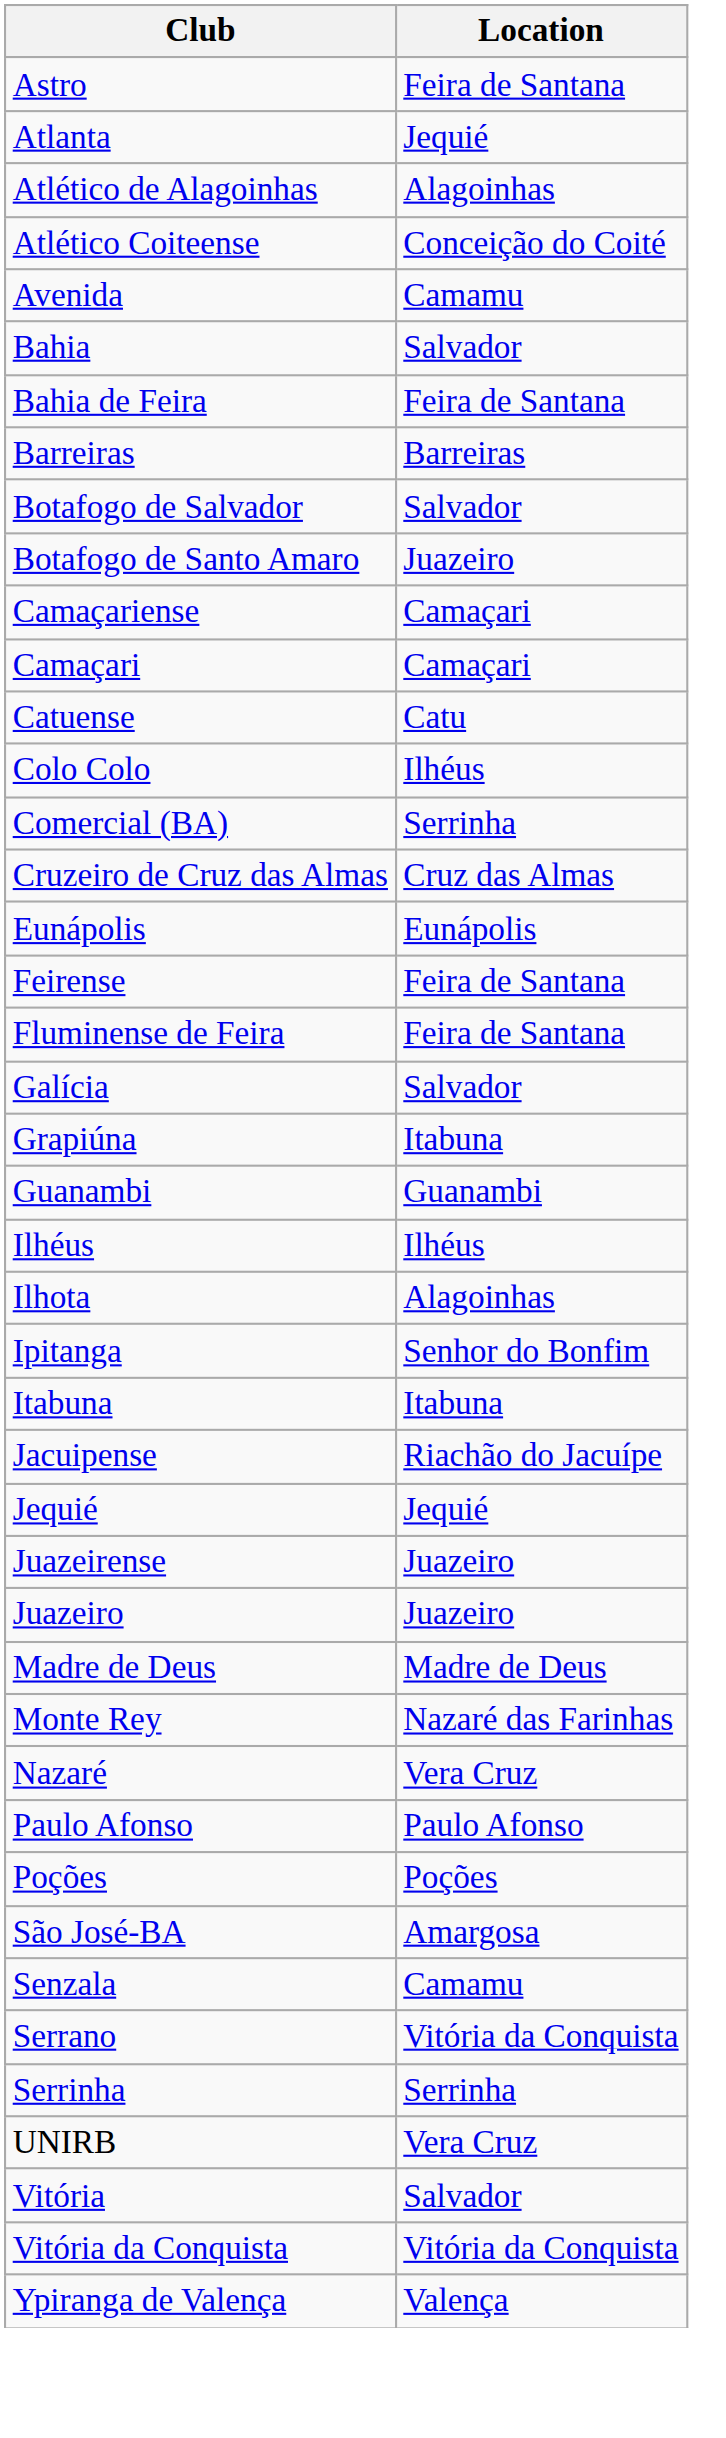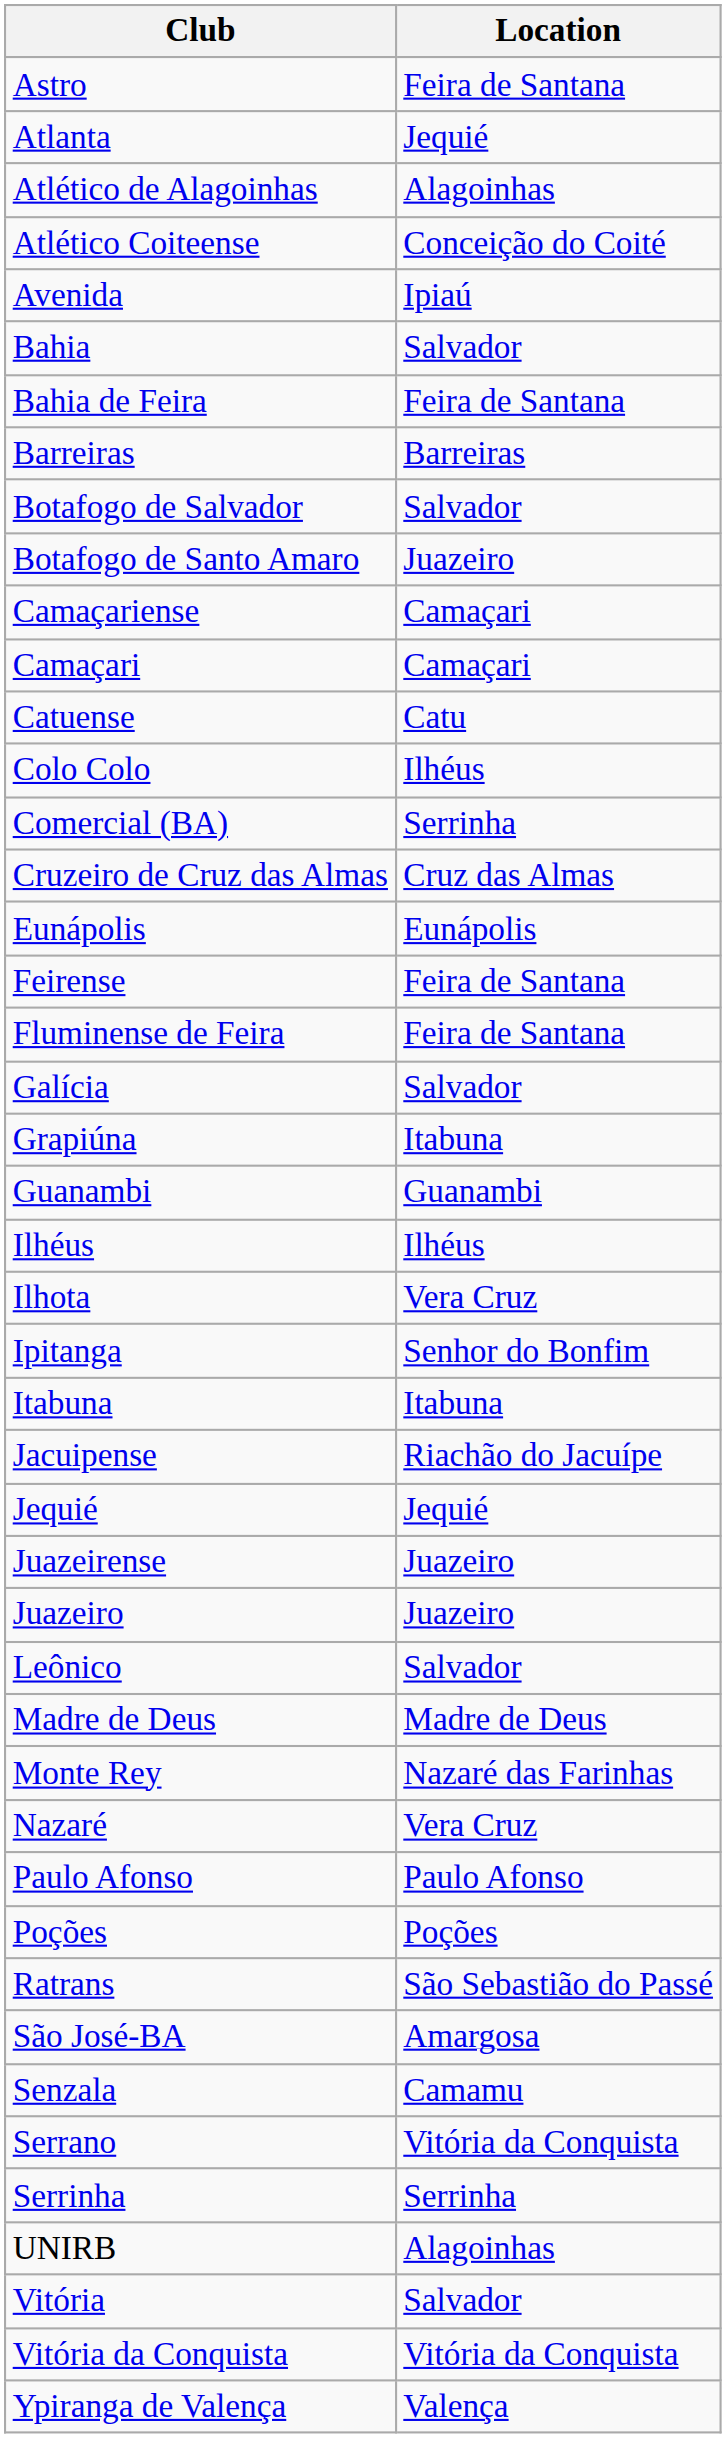(463, 294) Camamu -> (437, 294) Ipiaú
(479, 1297) Alagoinhas -> (470, 1297) Vera Cruz
+ row: (67, 1667)
+ row: (64, 1983)
(470, 2142) Vera Cruz -> (479, 2247) Alagoinhas
